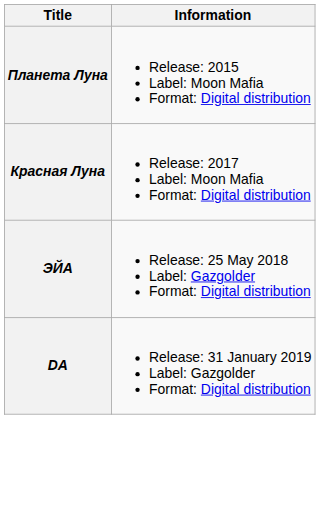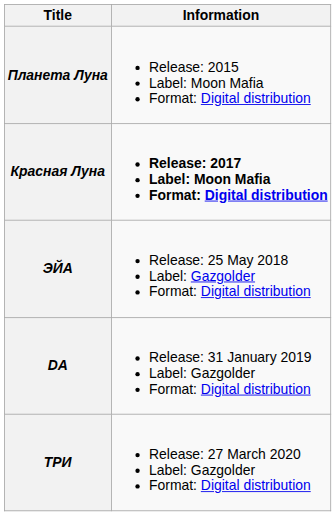(213, 180) normal -> (221, 180) bold
+ row: (58, 462)
